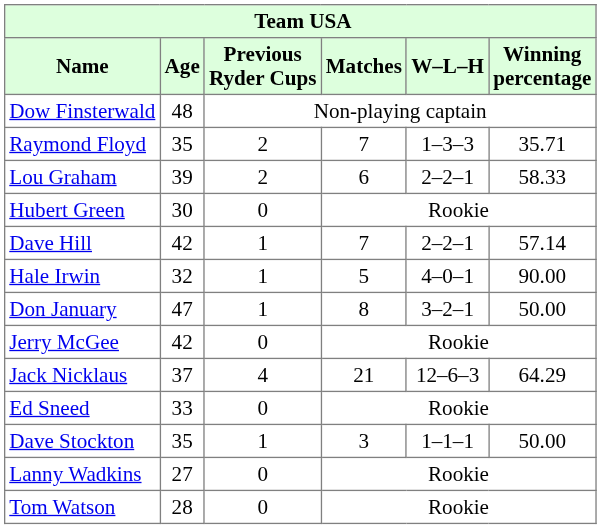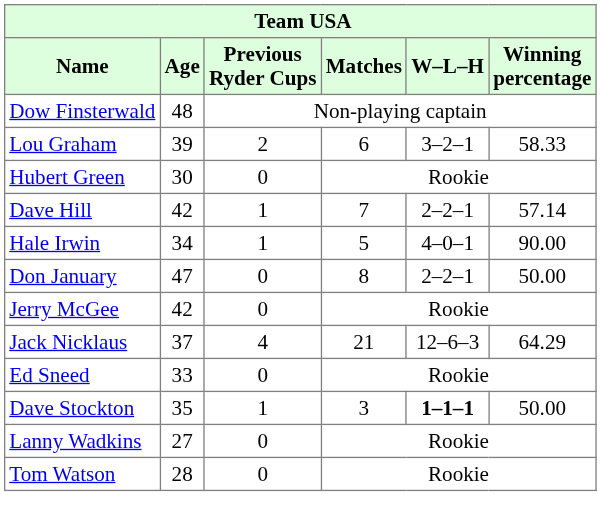- row: (78, 143)
(448, 176) 2–2–1 -> (448, 143) 3–2–1
(182, 275) 32 -> (182, 242) 34
(263, 308) 1 -> (263, 275) 0
(448, 308) 3–2–1 -> (448, 275) 2–2–1
(448, 440) normal -> (448, 407) bold
